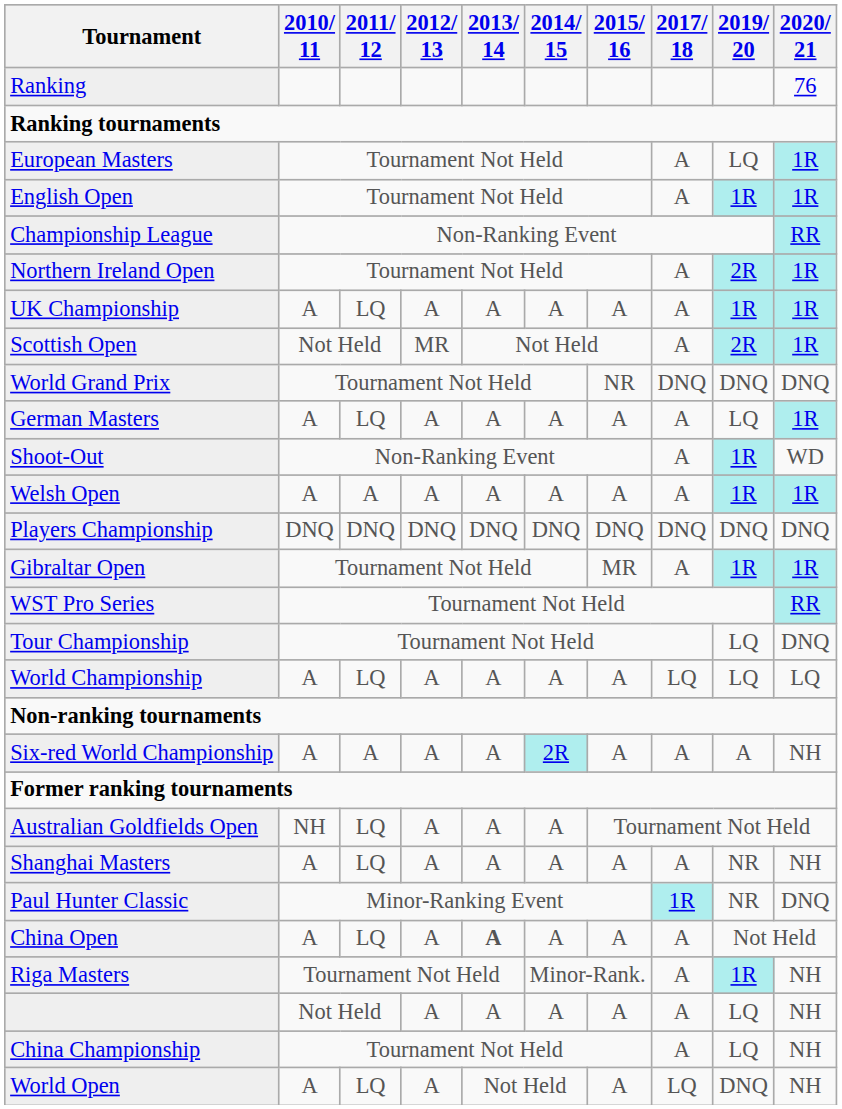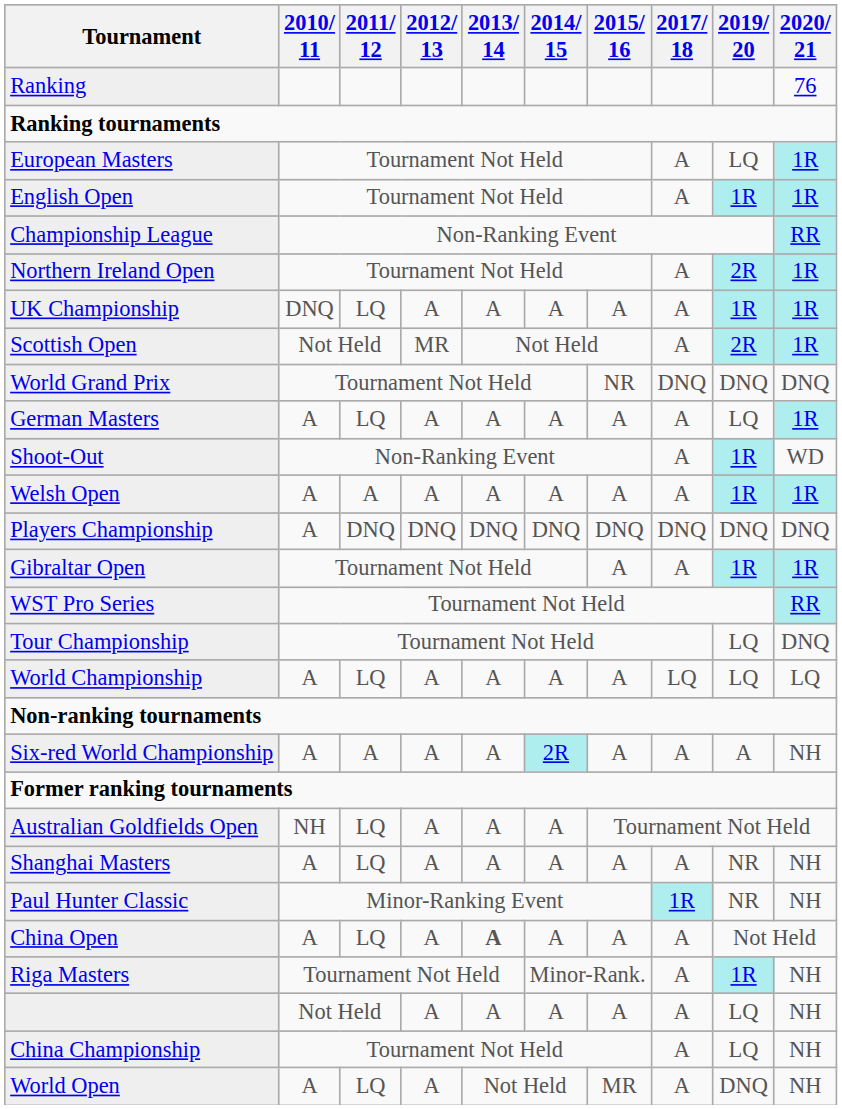(309, 308) A -> (309, 308) DNQ
(309, 530) DNQ -> (309, 530) A
(619, 567) MR -> (619, 567) A
(805, 900) DNQ -> (805, 900) NH
(619, 1085) A -> (619, 1085) MR
(682, 1085) LQ -> (682, 1085) A
